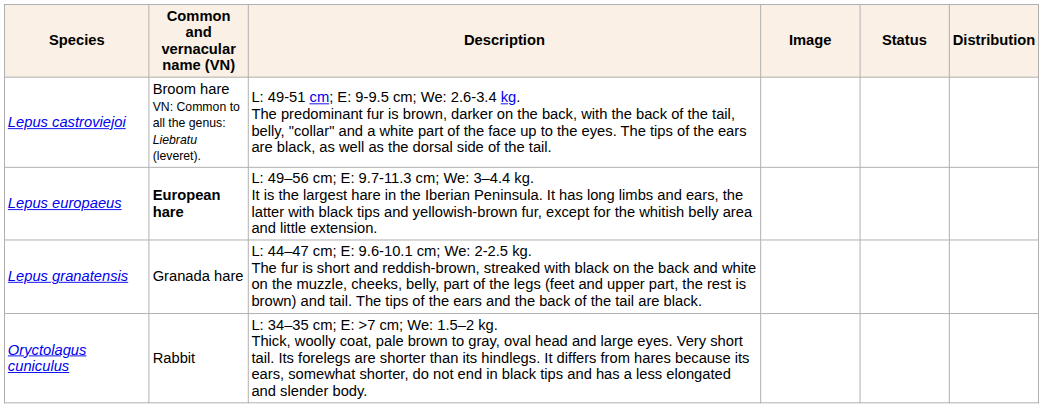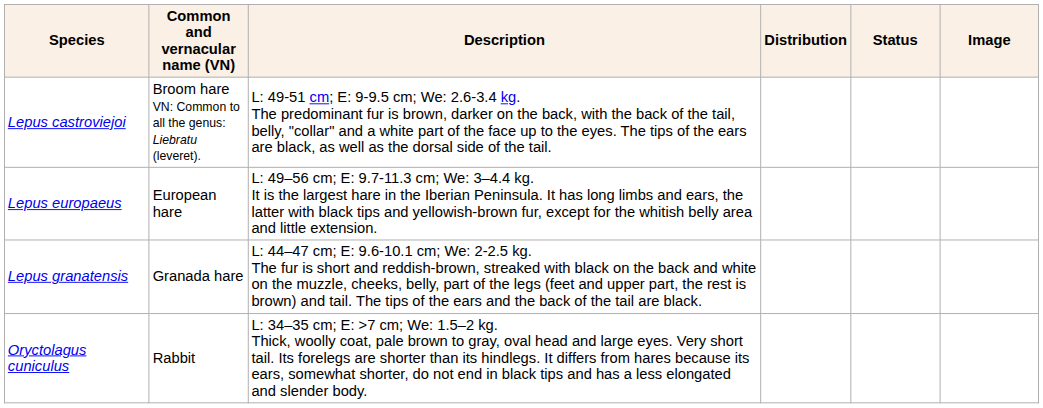columns swapped: (994, 41) <-> (810, 41)
(187, 203) bold -> (185, 203) normal
